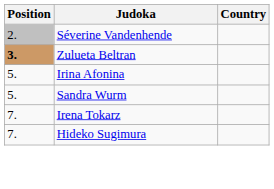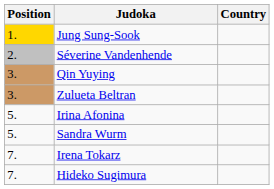+ row: (98, 34)
+ row: (86, 74)
(12, 54) bold -> (12, 94) normal
